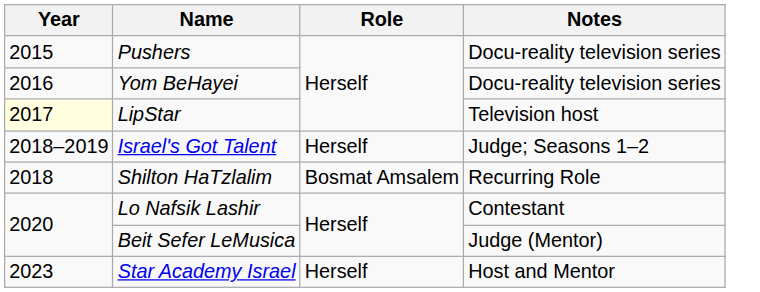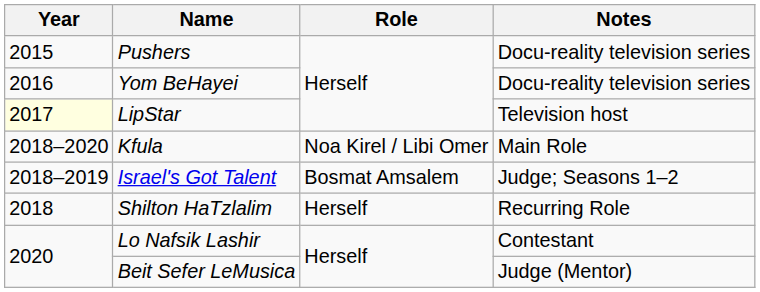+ row: (140, 146)
(336, 146) Herself -> (382, 177) Bosmat Amsalem
(382, 177) Bosmat Amsalem -> (336, 209) Herself
- row: (207, 271)
